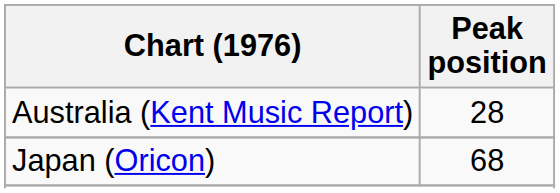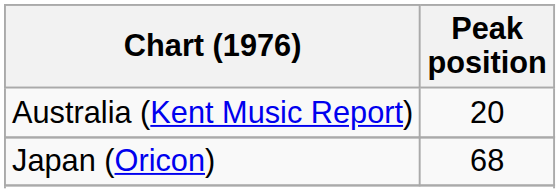(487, 112) 28 -> (487, 112) 20
